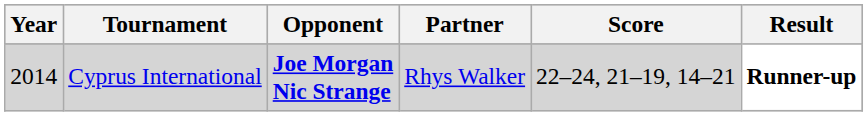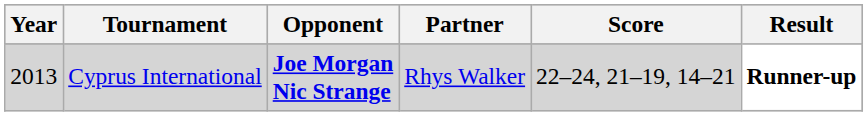(34, 76) 2014 -> (34, 76) 2013
